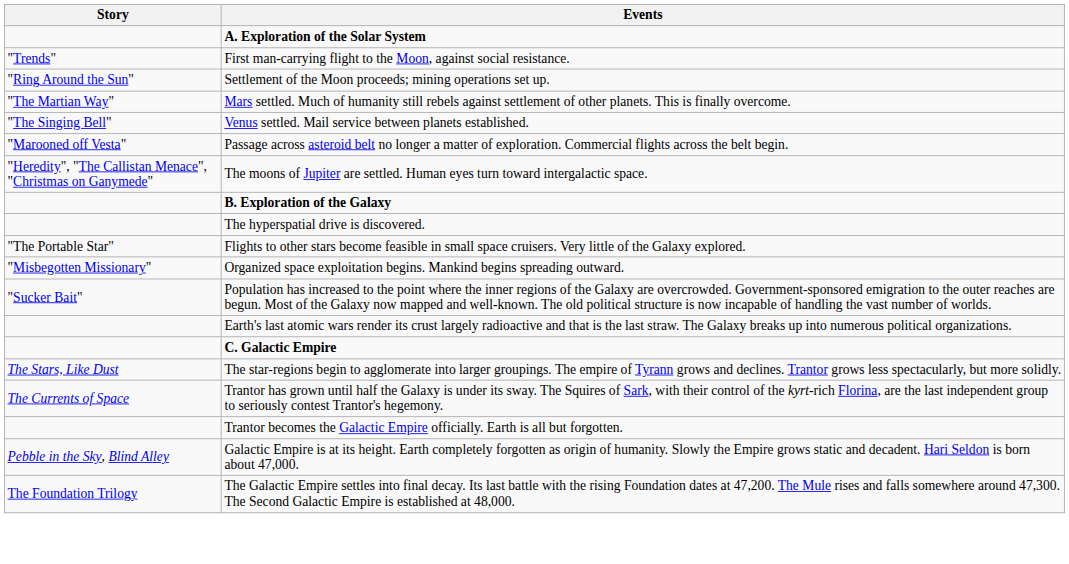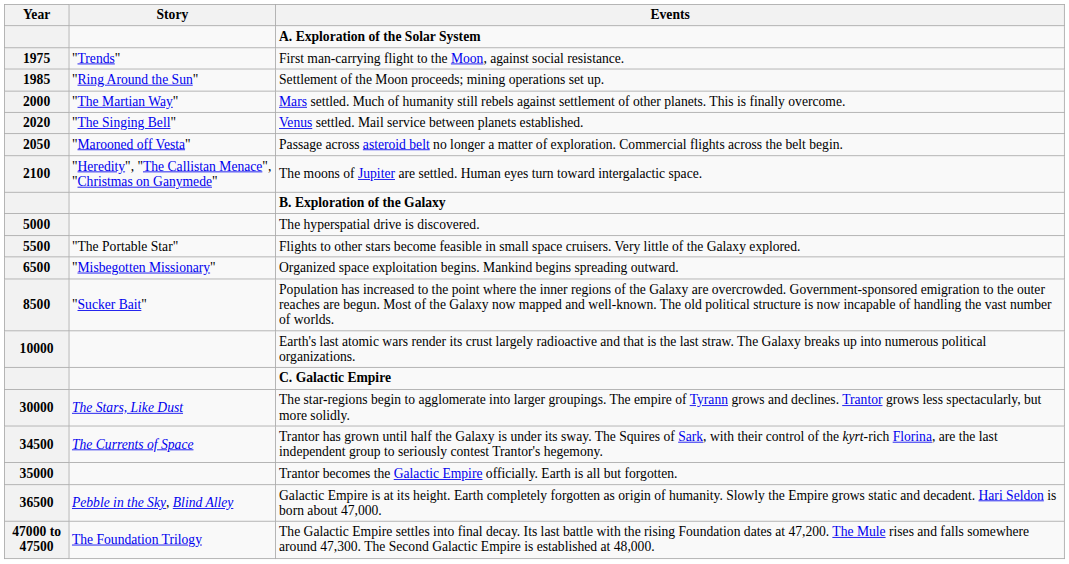+ column: (37, 15)
